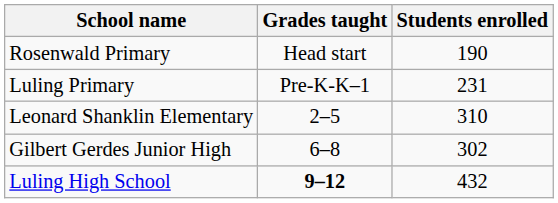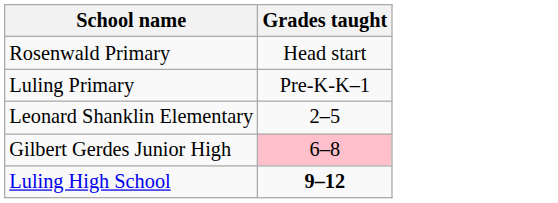- column: (472, 20)
(325, 149) no background -> (325, 149) pink background
